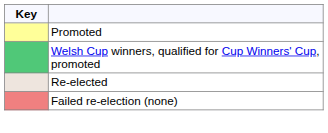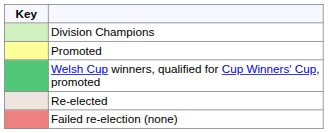+ row: (103, 32)
